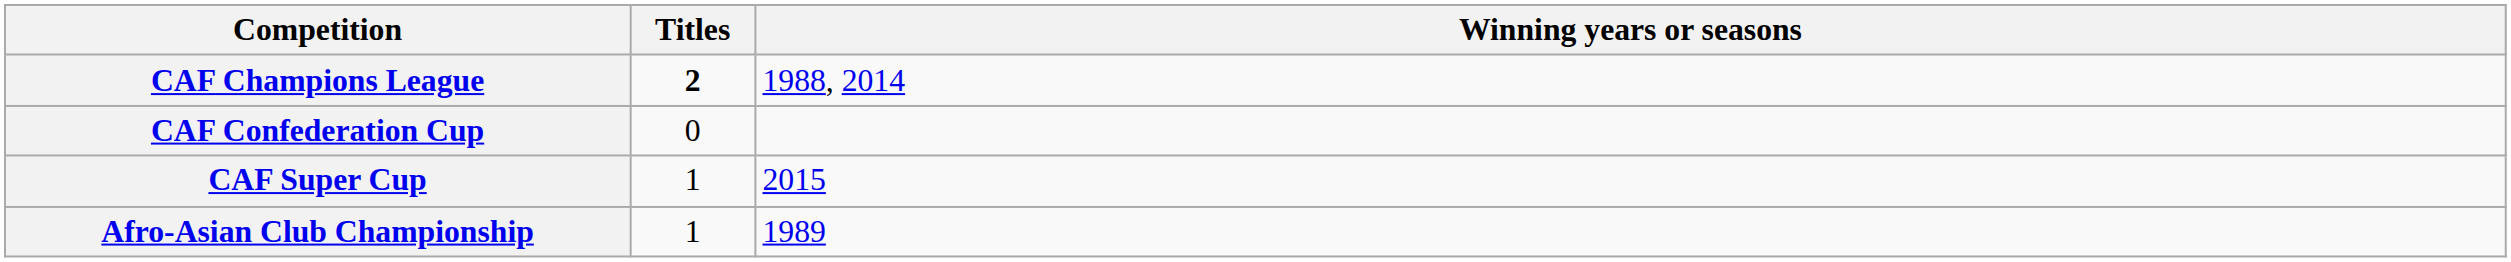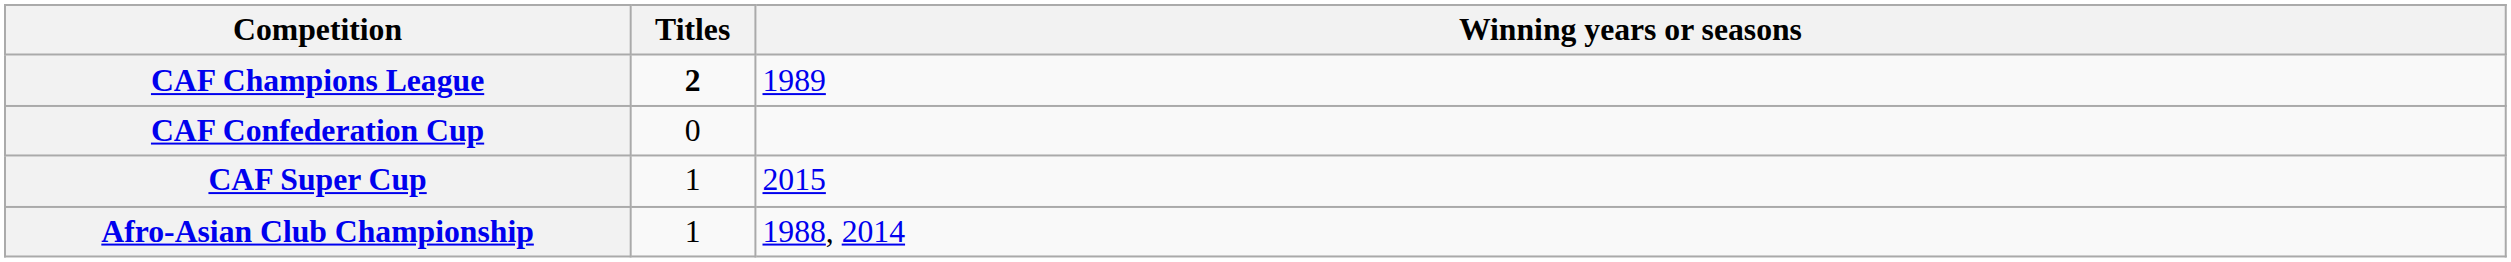(834, 79) 1988, 2014 -> (794, 79) 1989
(794, 230) 1989 -> (834, 230) 1988, 2014
